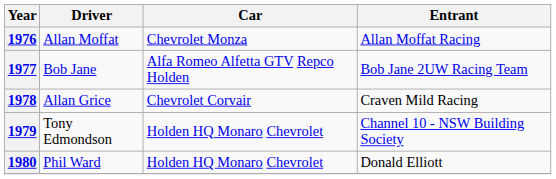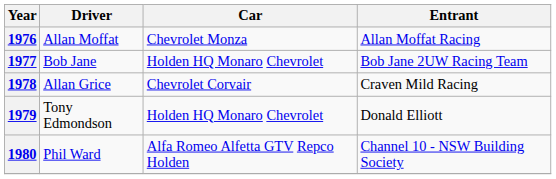(240, 69) Alfa Romeo Alfetta GTV Repco Holden -> (235, 61) Holden HQ Monaro Chevrolet
(442, 131) Channel 10 - NSW Building Society -> (401, 115) Donald Elliott
(235, 162) Holden HQ Monaro Chevrolet -> (240, 154) Alfa Romeo Alfetta GTV Repco Holden
(401, 162) Donald Elliott -> (442, 154) Channel 10 - NSW Building Society
